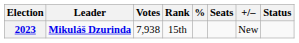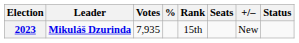columns swapped: (200, 12) <-> (177, 12)
(148, 29) 7,938 -> (148, 29) 7,935
